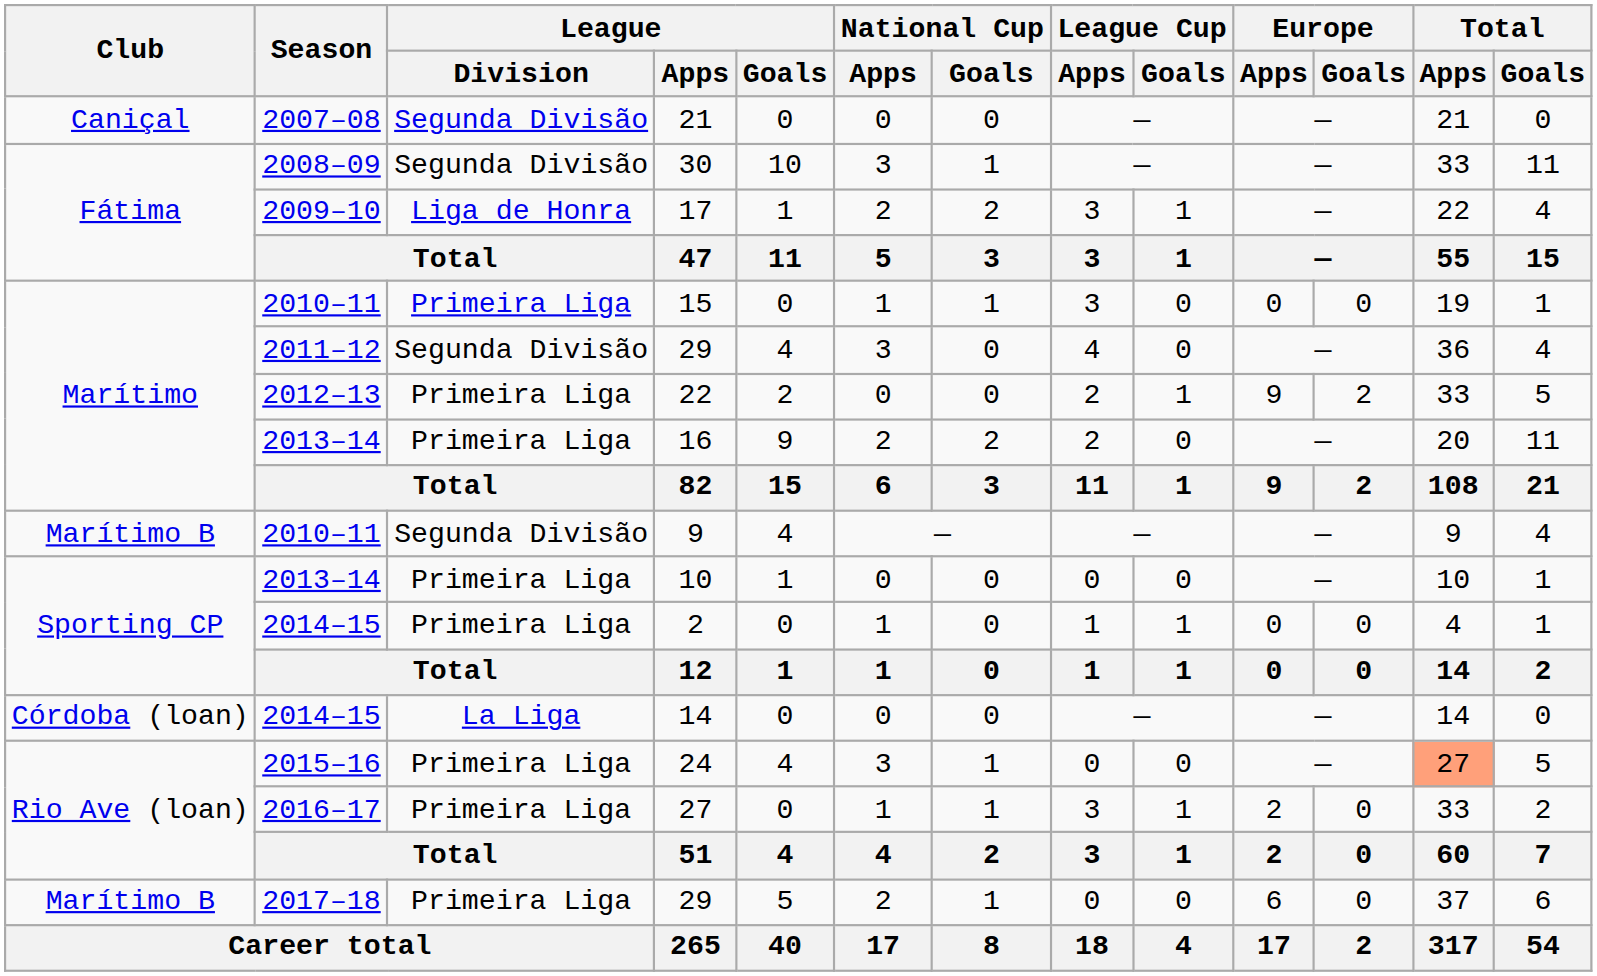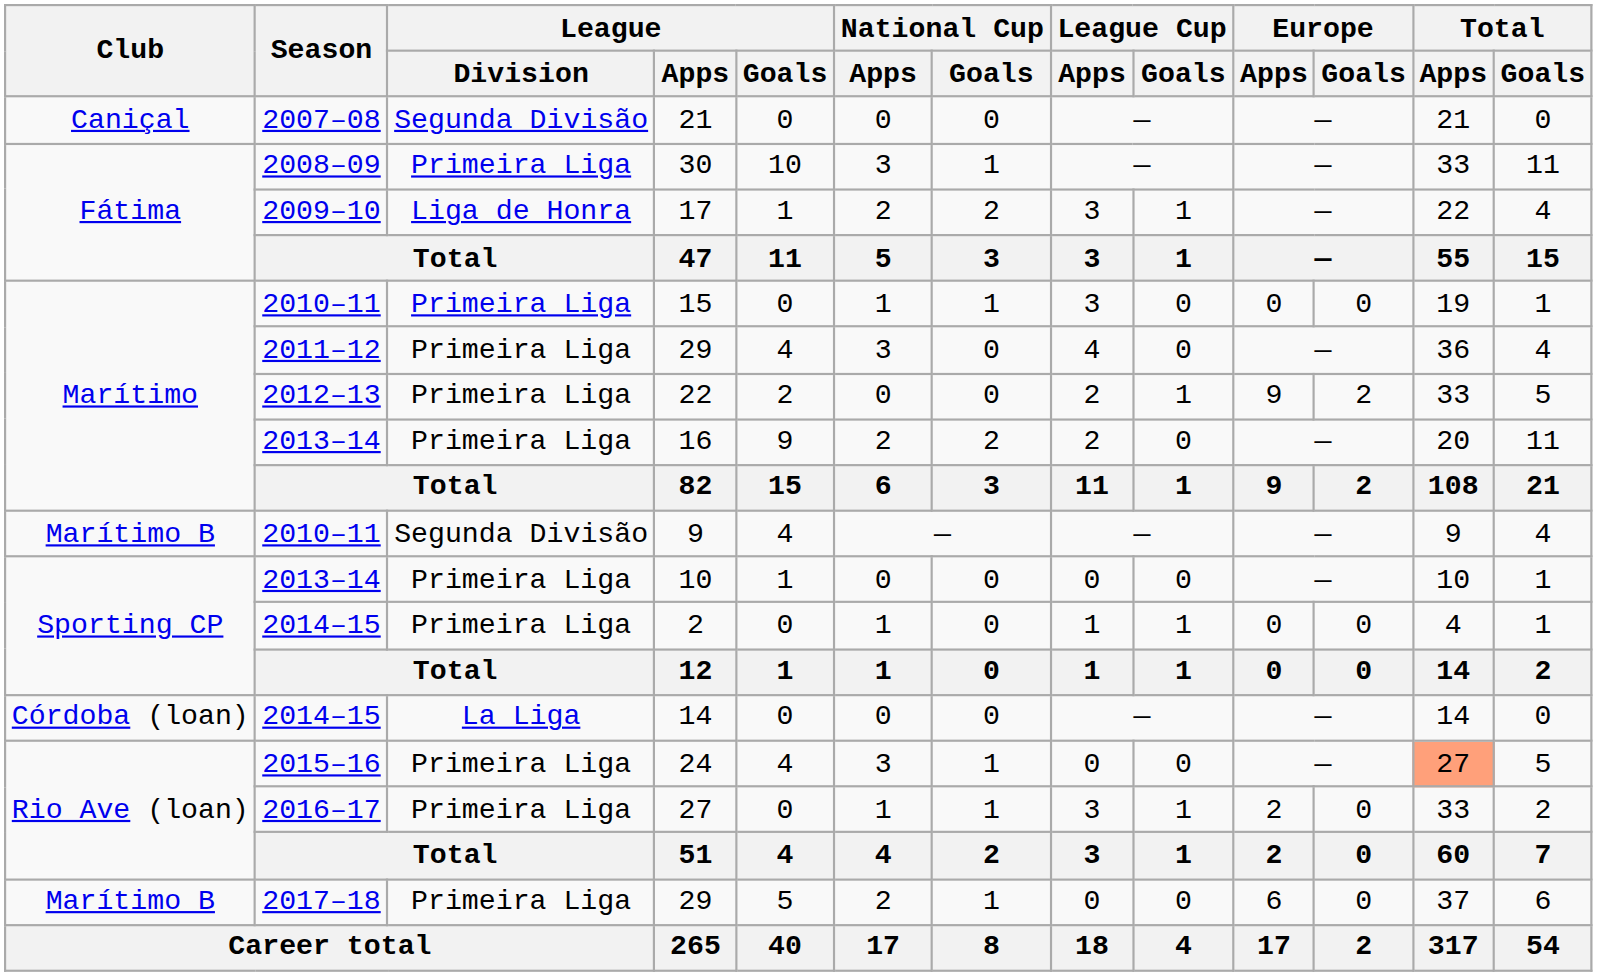(521, 166) Segunda Divisão -> (521, 166) Primeira Liga
(521, 350) Segunda Divisão -> (521, 350) Primeira Liga
